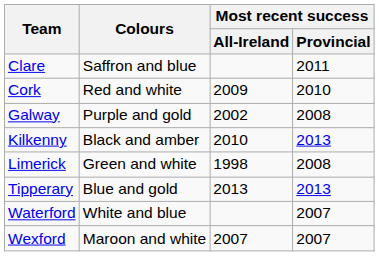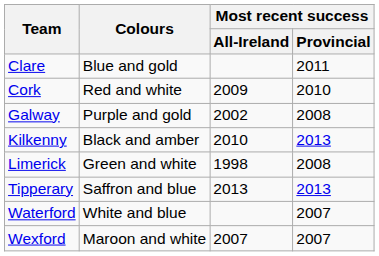(140, 66) Saffron and blue -> (130, 66) Blue and gold
(130, 189) Blue and gold -> (140, 189) Saffron and blue
